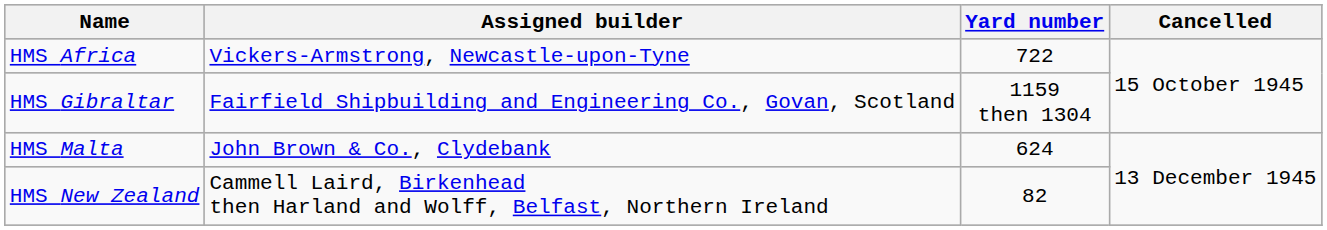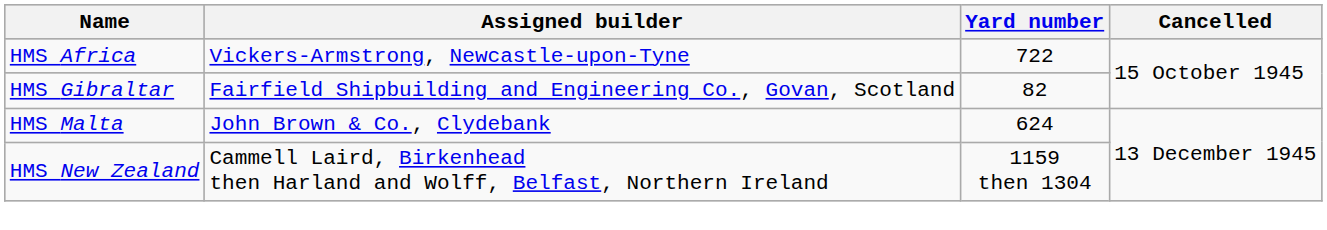(1035, 103) 1159 then 1304 -> (1035, 91) 82
(1035, 196) 82 -> (1035, 171) 1159 then 1304
